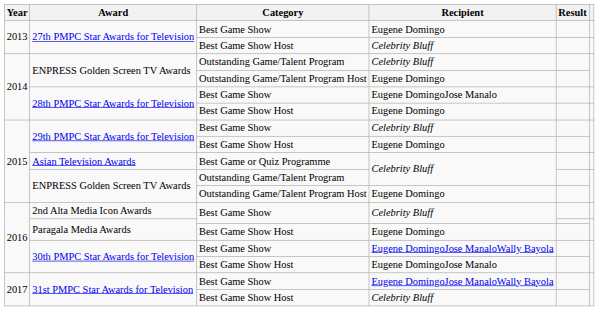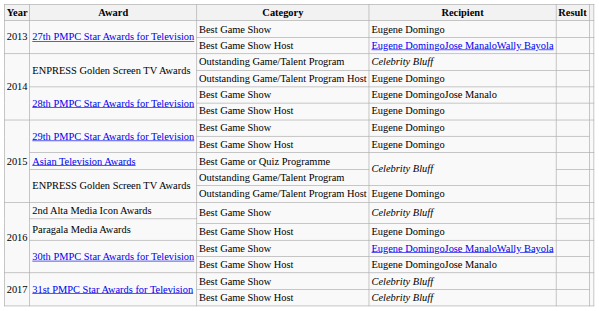(402, 45) Celebrity Bluff -> (463, 45) Eugene DomingoJose ManaloWally Bayola
(402, 128) Celebrity Bluff -> (408, 128) Eugene Domingo
(463, 281) Eugene DomingoJose ManaloWally Bayola -> (402, 281) Celebrity Bluff
